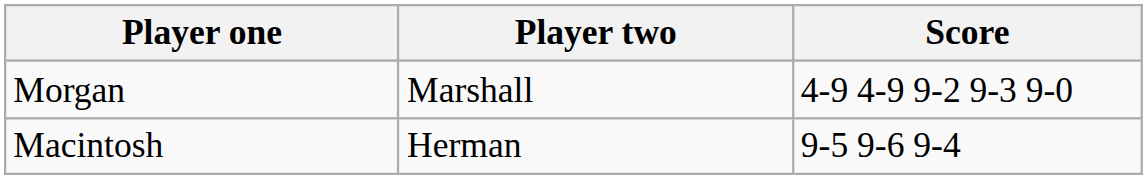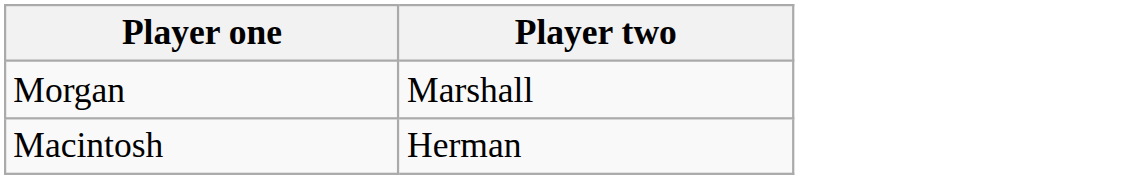- column: (967, 32)
